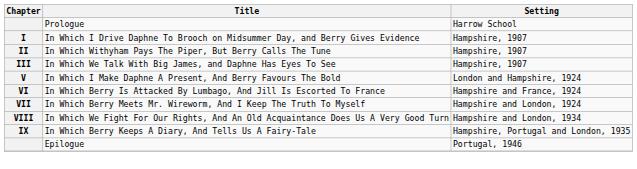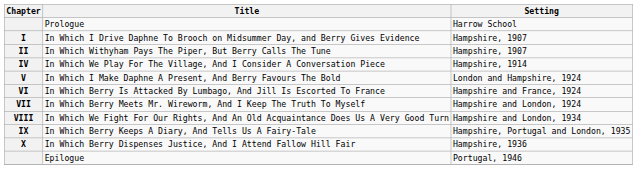- row: (24, 64)
+ row: (24, 64)
+ row: (24, 144)
